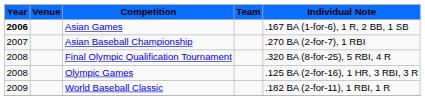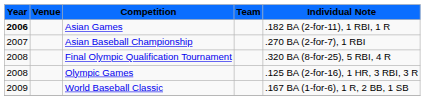(337, 27) .167 BA (1-for-6), 1 R, 2 BB, 1 SB -> (328, 27) .182 BA (2-for-11), 1 RBI, 1 R
(328, 88) .182 BA (2-for-11), 1 RBI, 1 R -> (337, 88) .167 BA (1-for-6), 1 R, 2 BB, 1 SB
